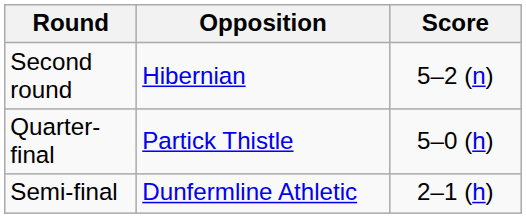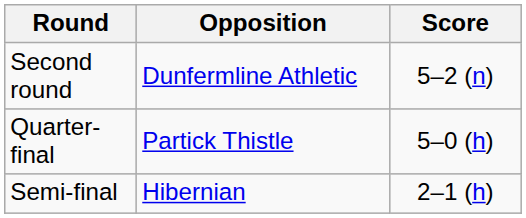(194, 75) Hibernian -> (250, 75) Dunfermline Athletic
(250, 192) Dunfermline Athletic -> (194, 192) Hibernian
